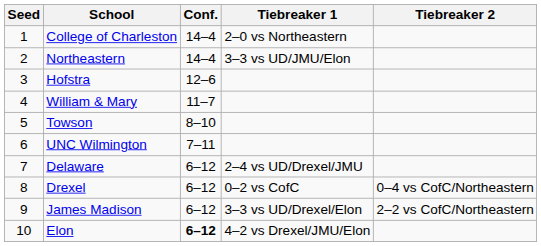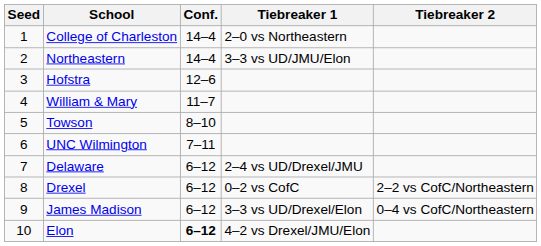(455, 187) 0–4 vs CofC/Northeastern -> (455, 187) 2–2 vs CofC/Northeastern
(455, 209) 2–2 vs CofC/Northeastern -> (455, 209) 0–4 vs CofC/Northeastern
